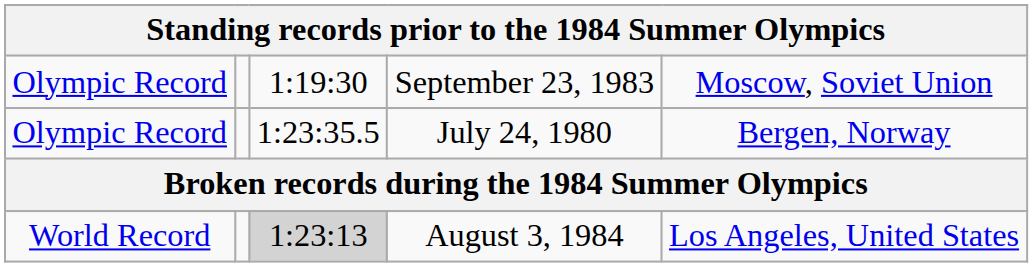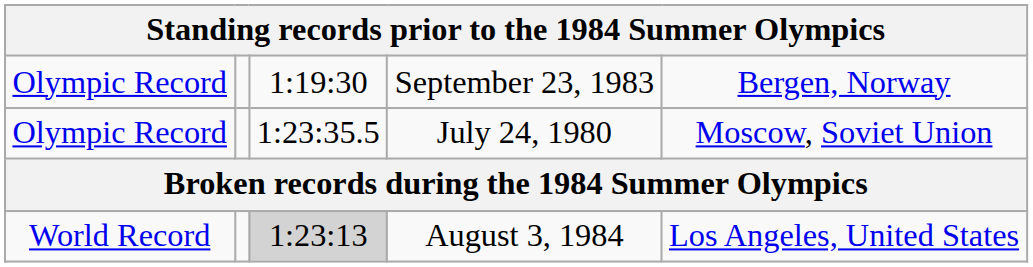(844, 81) Moscow, Soviet Union -> (844, 81) Bergen, Norway
(844, 132) Bergen, Norway -> (844, 132) Moscow, Soviet Union
